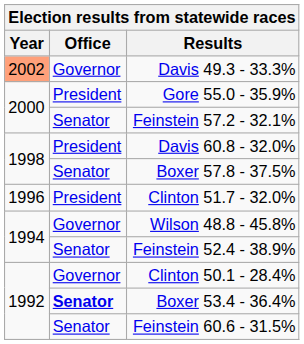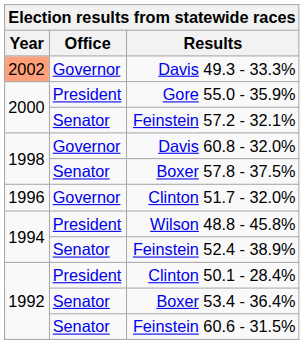(87, 146) President -> (87, 146) Governor
(87, 198) President -> (87, 198) Governor
(87, 224) Governor -> (87, 224) President
(87, 275) Governor -> (87, 275) President
(83, 301) bold -> (81, 301) normal
